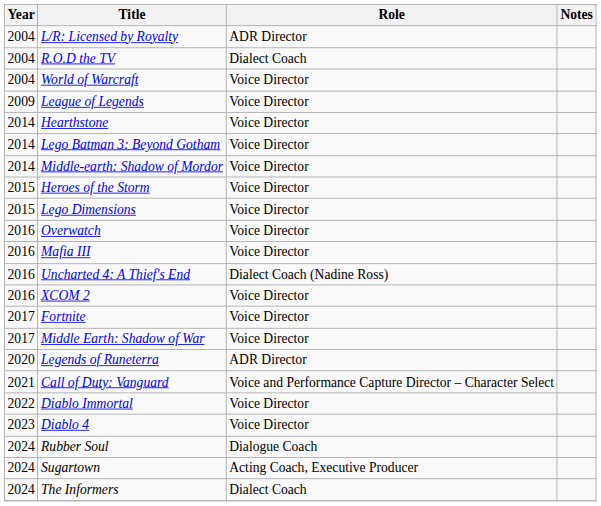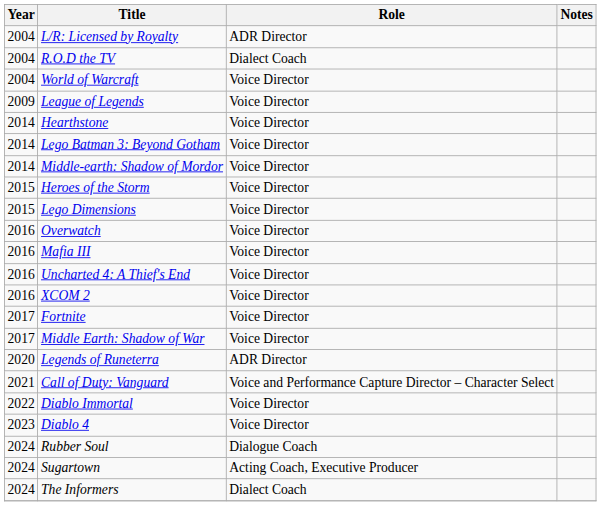(309, 274) Dialect Coach (Nadine Ross) -> (269, 274) Voice Director
